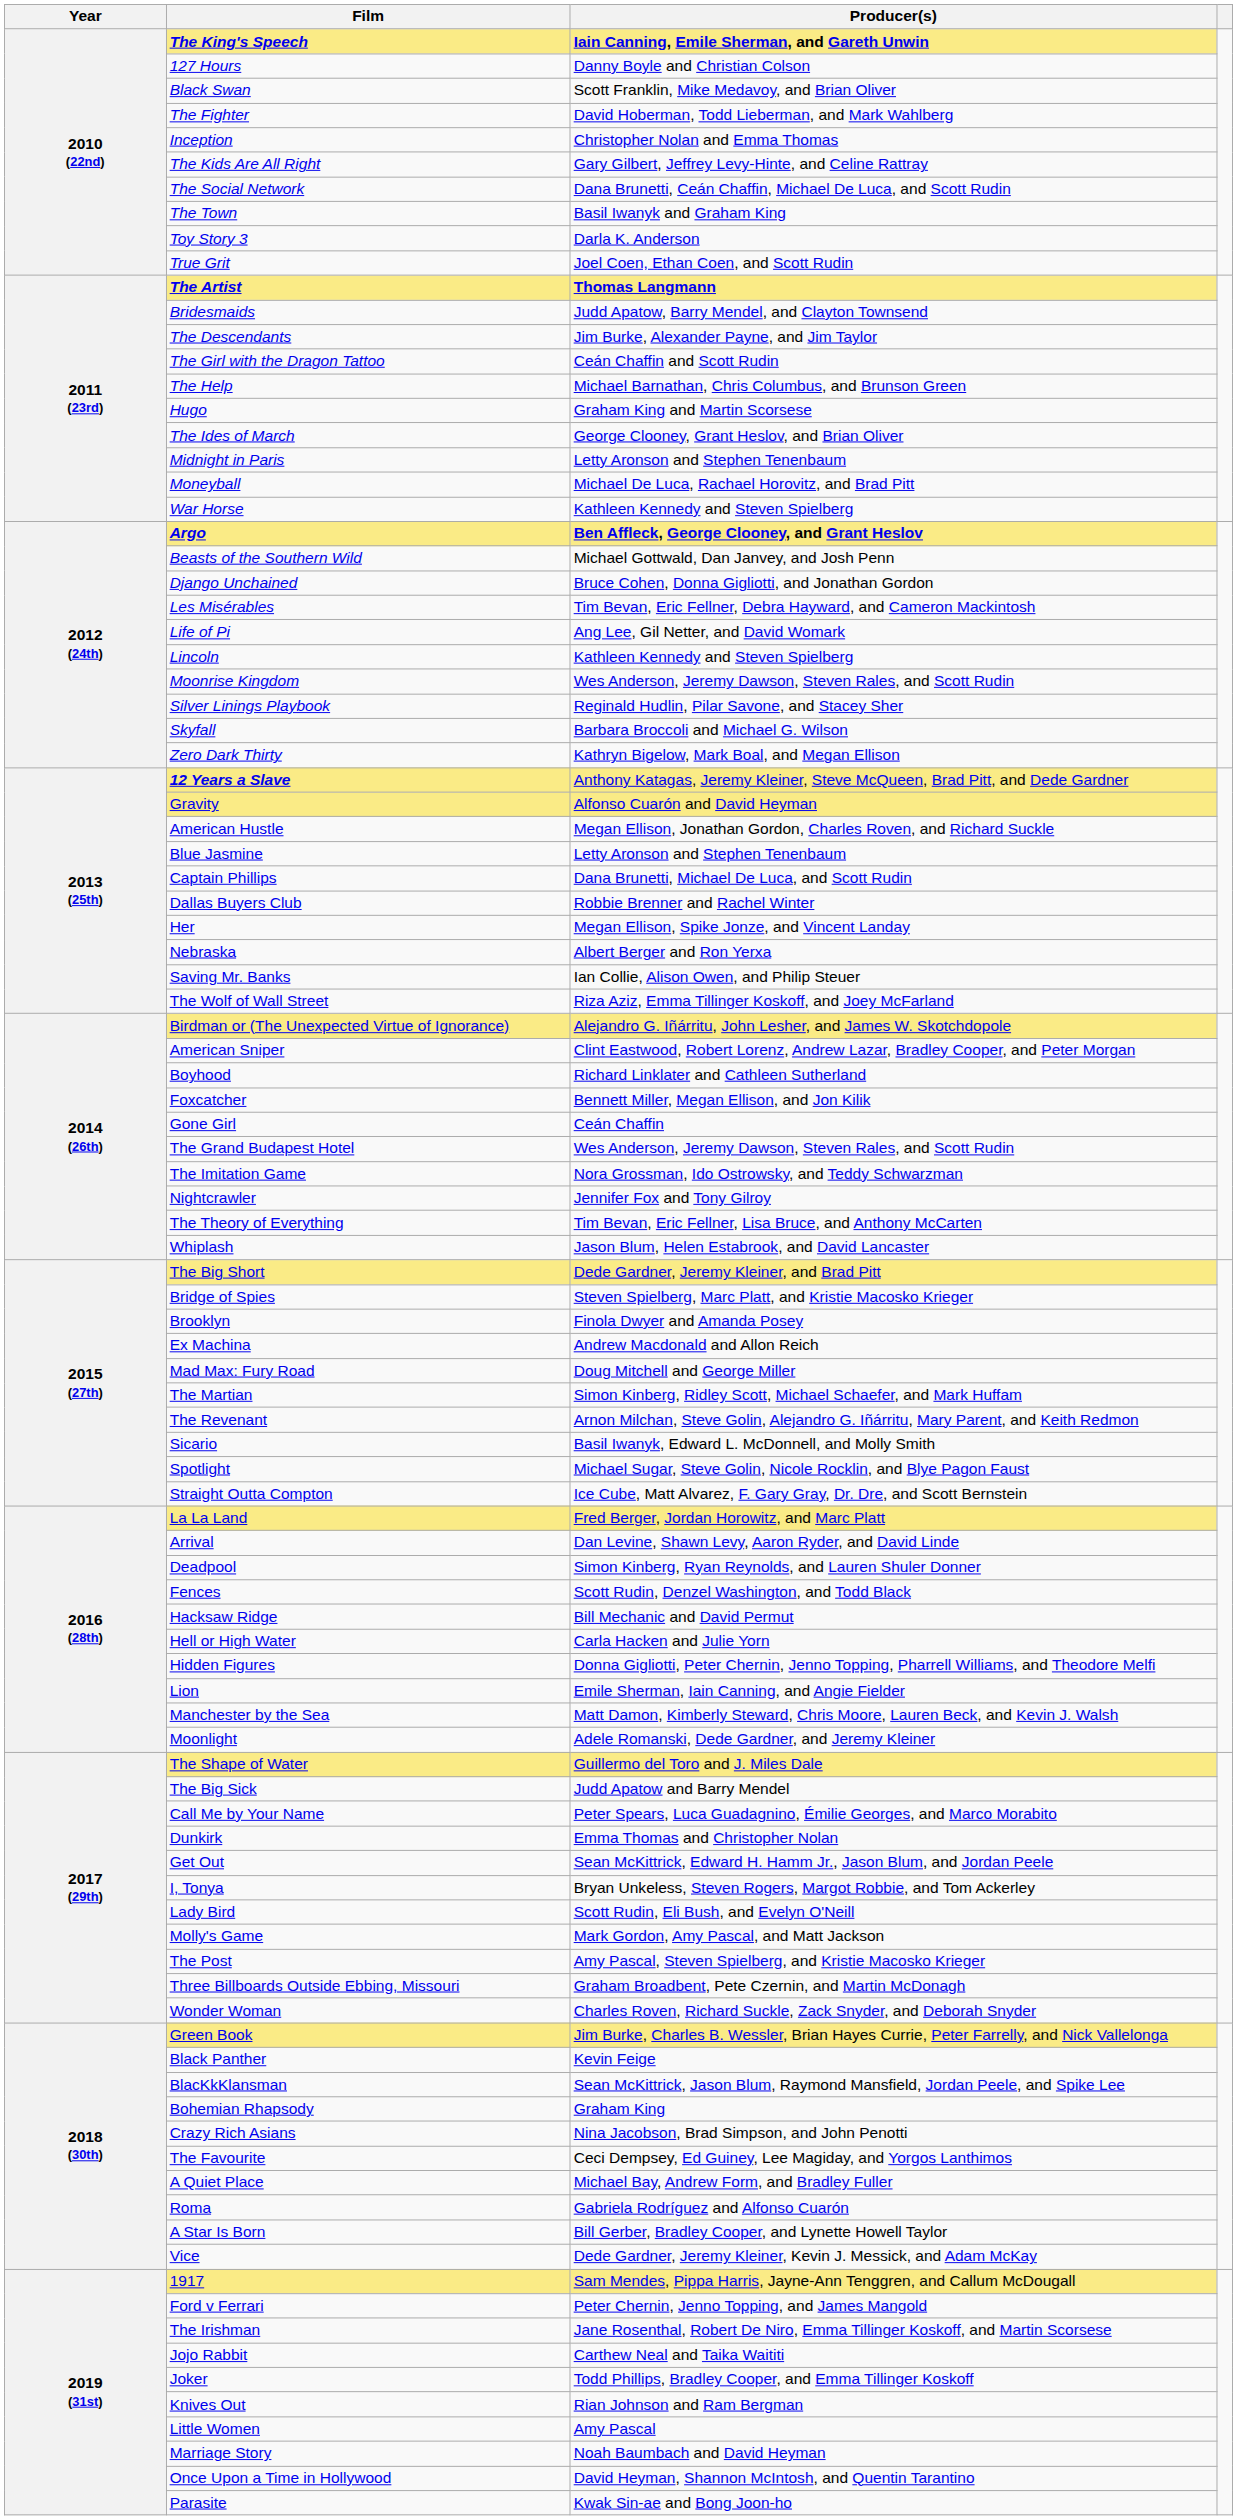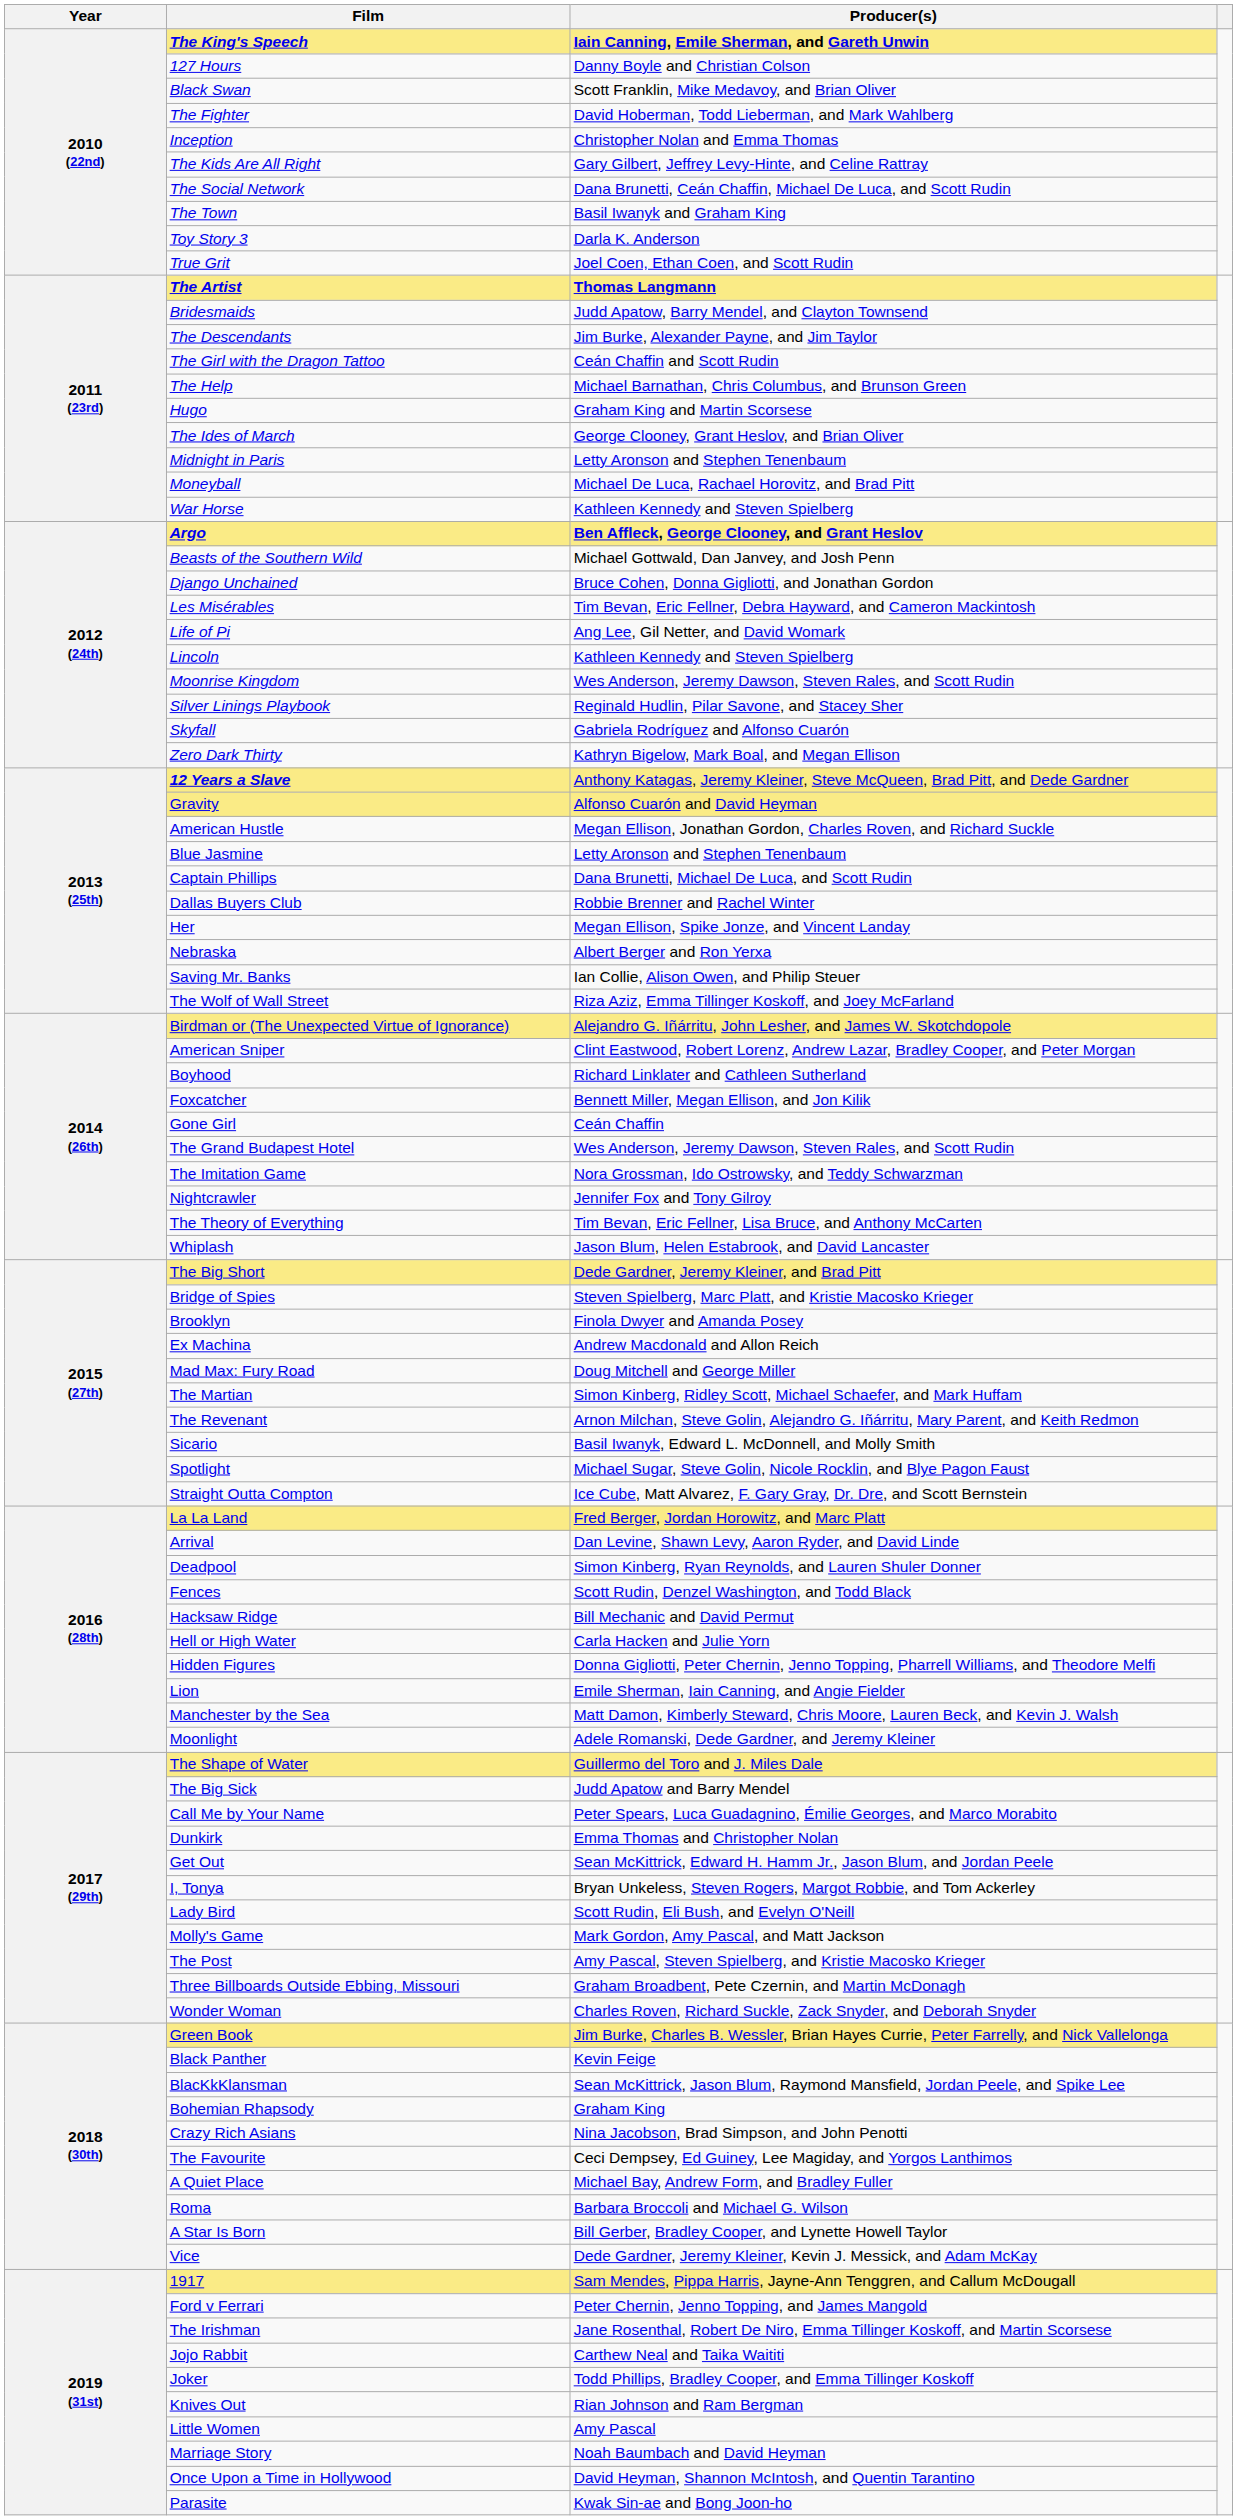(711, 730) Barbara Broccoli and Michael G. Wilson -> (711, 730) Gabriela Rodríguez and Alfonso Cuarón
(711, 2207) Gabriela Rodríguez and Alfonso Cuarón -> (711, 2207) Barbara Broccoli and Michael G. Wilson
